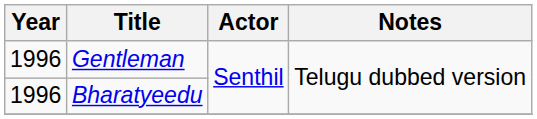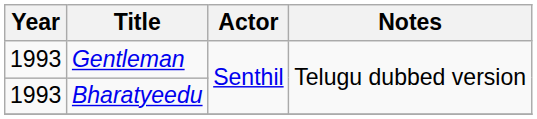(36, 59) 1996 -> (36, 59) 1993
(36, 95) 1996 -> (36, 95) 1993
